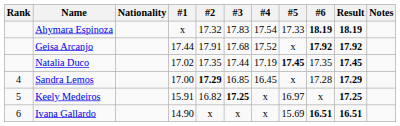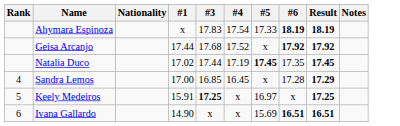- column: (210, 13)
